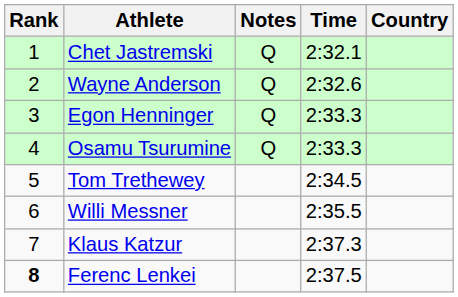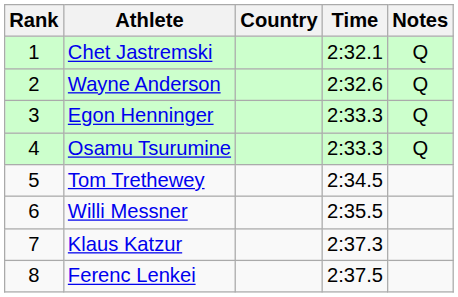columns swapped: (410, 20) <-> (268, 20)
(34, 276) bold -> (34, 276) normal
